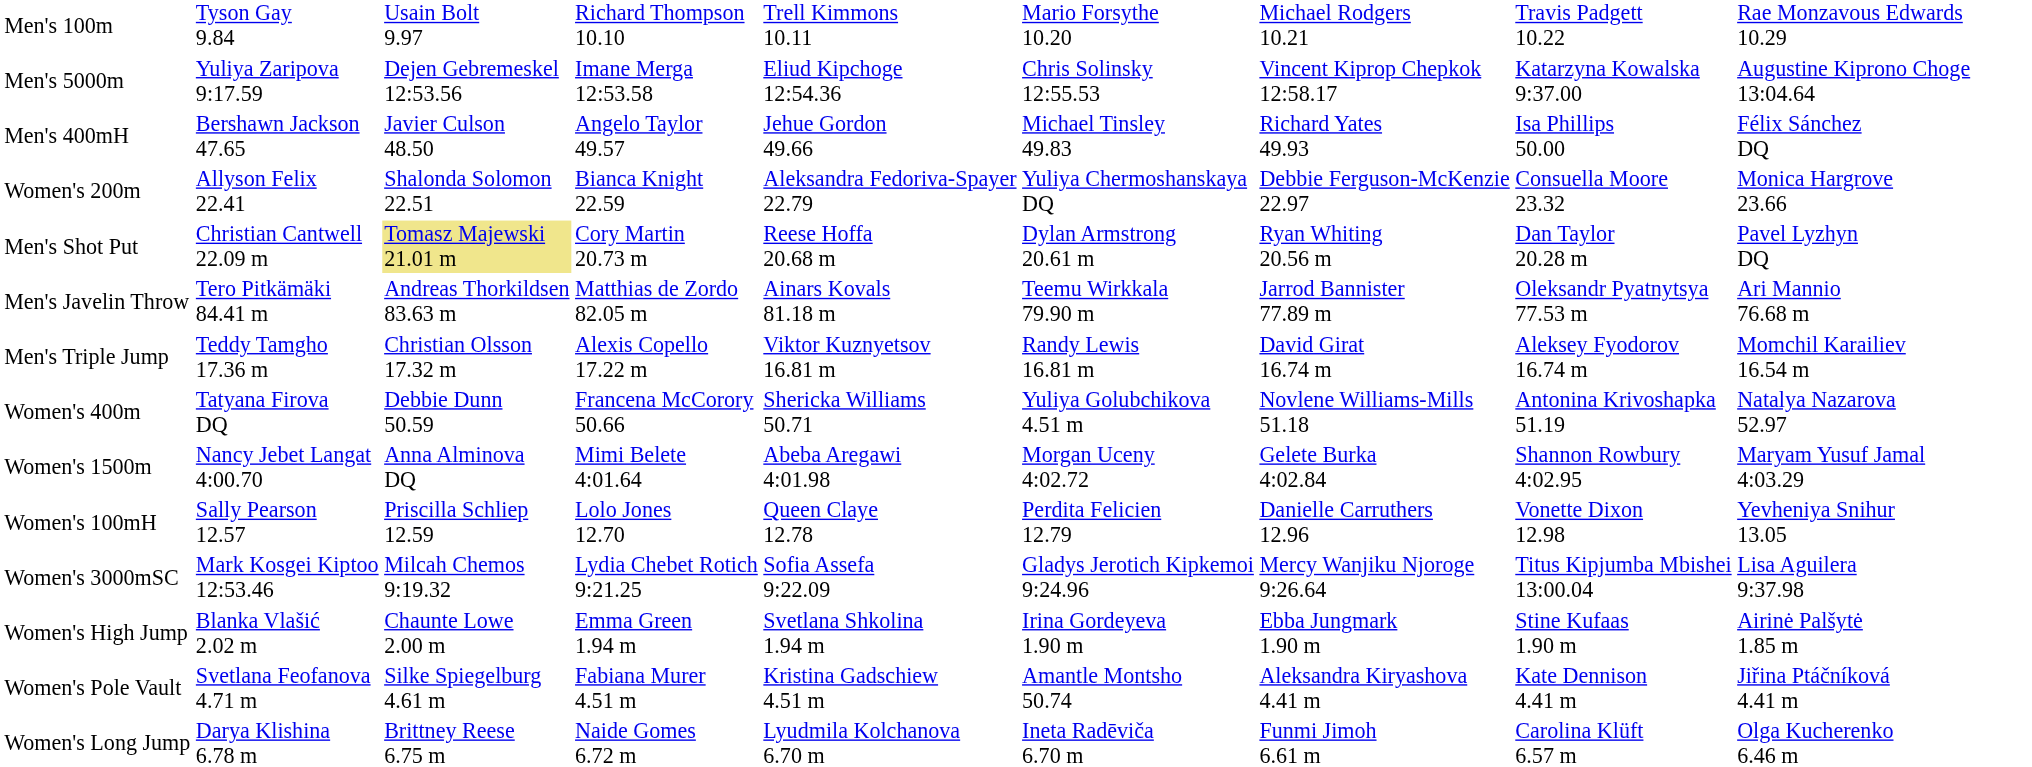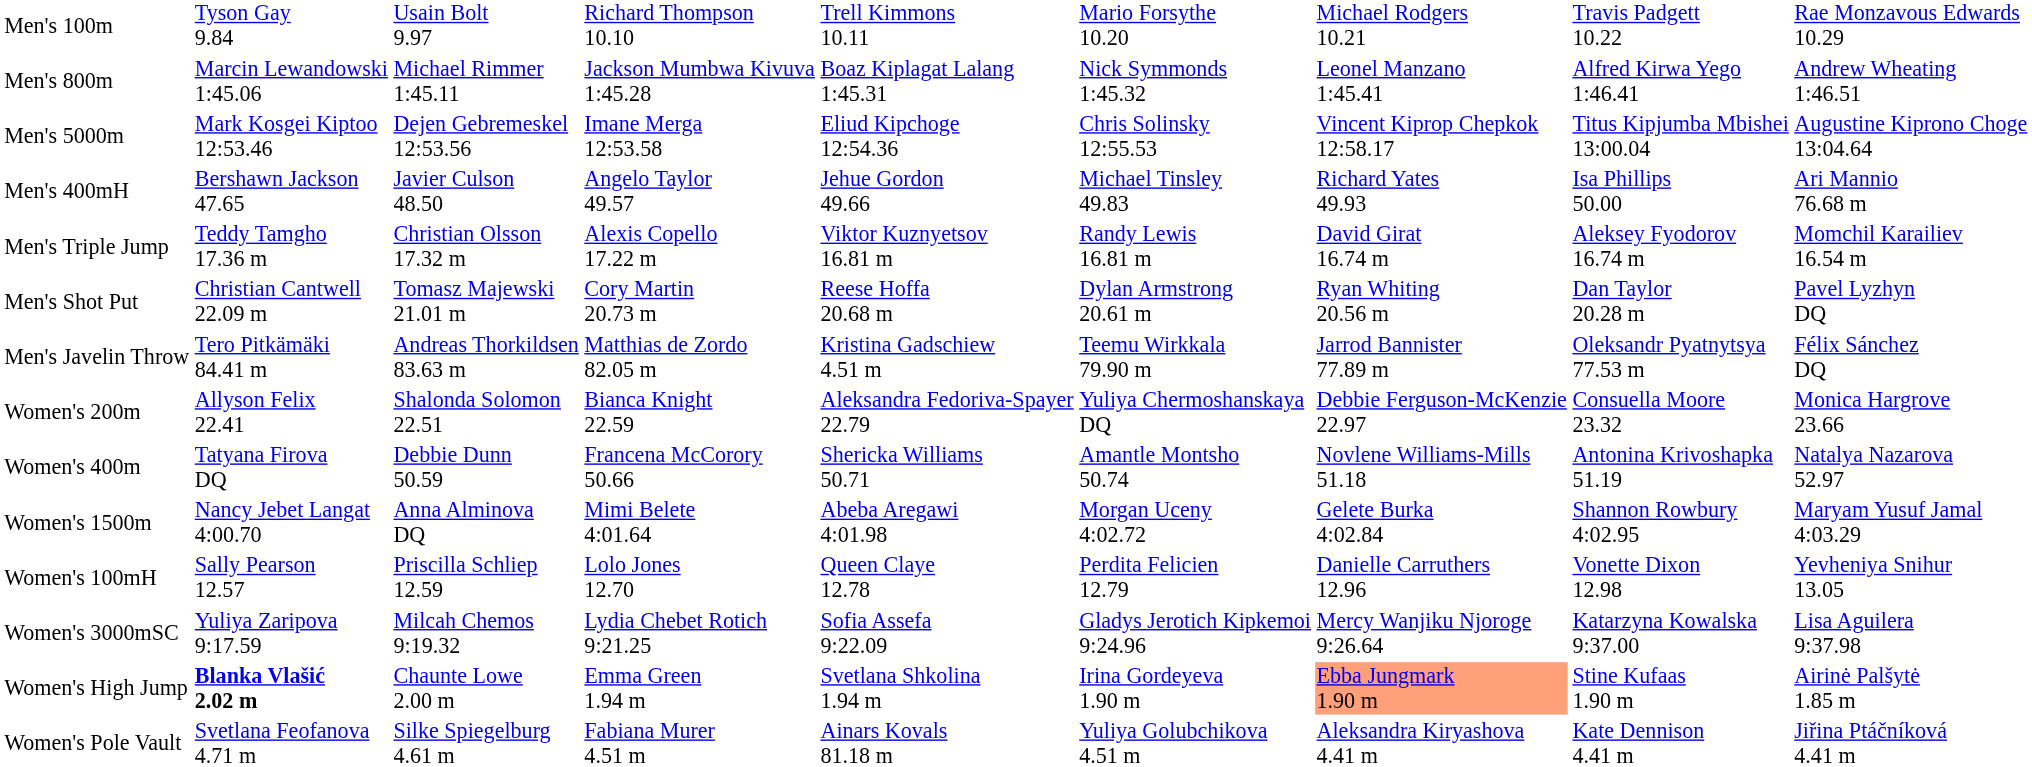+ row: (59, 80)
(267, 80) Yuliya Zaripova 9:17.59 -> (286, 136) Mark Kosgei Kiptoo 12:53.46
(1608, 80) Katarzyna Kowalska 9:37.00 -> (1681, 136) Titus Kipjumba Mbishei 13:00.04
(1799, 136) Félix Sánchez DQ -> (1846, 191) Ari Mannio 76.68 m
rows swapped: (86, 356) <-> (72, 191)
(465, 246) khaki background -> (474, 301) no background
(827, 301) Ainars Kovals 81.18 m -> (908, 356) Kristina Gadschiew 4.51 m
(1789, 301) Ari Mannio 76.68 m -> (1857, 356) Félix Sánchez DQ
(1116, 412) Yuliya Golubchikova 4.51 m -> (1159, 467) Amantle Montsho 50.74
(287, 577) Mark Kosgei Kiptoo 12:53.46 -> (266, 632) Yuliya Zaripova 9:17.59
(1623, 577) Titus Kipjumba Mbishei 13:00.04 -> (1665, 632) Katarzyna Kowalska 9:37.00
(258, 632) normal -> (260, 688) bold
(1328, 632) no background -> (1386, 688) lightsalmon background
(851, 688) Kristina Gadschiew 4.51 m -> (884, 743) Ainars Kovals 81.18 m
(1102, 688) Amantle Montsho 50.74 -> (1173, 743) Yuliya Golubchikova 4.51 m
- row: (97, 743)
